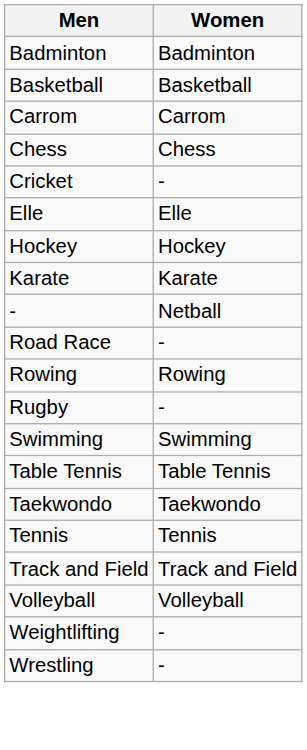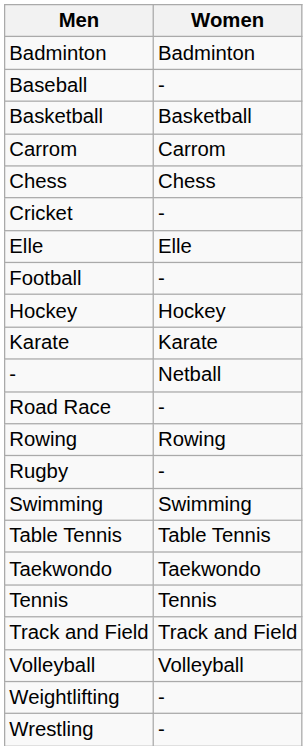+ row: (48, 85)
+ row: (45, 278)
